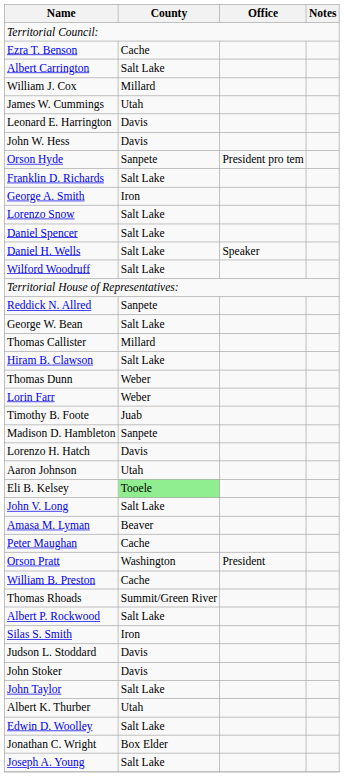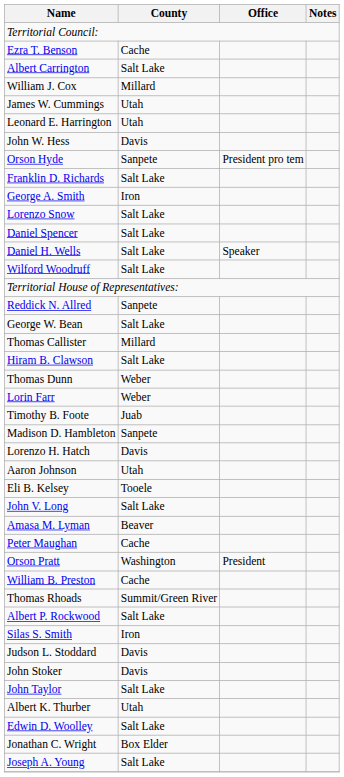(134, 123) Davis -> (132, 123) Utah
(136, 488) lightgreen background -> (136, 488) no background
